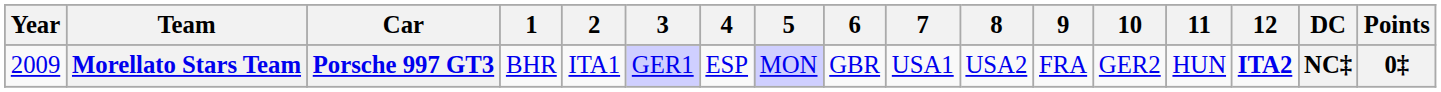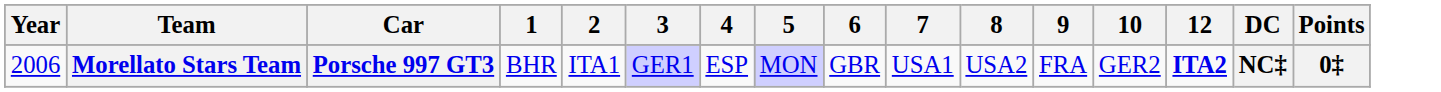- column: (1199, 24)
(36, 65) 2009 -> (36, 65) 2006
